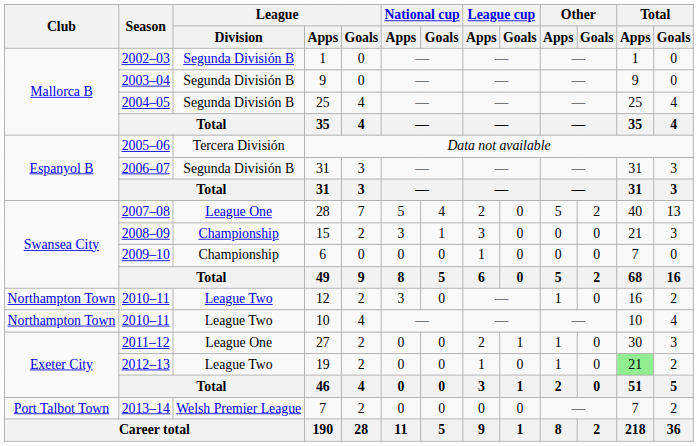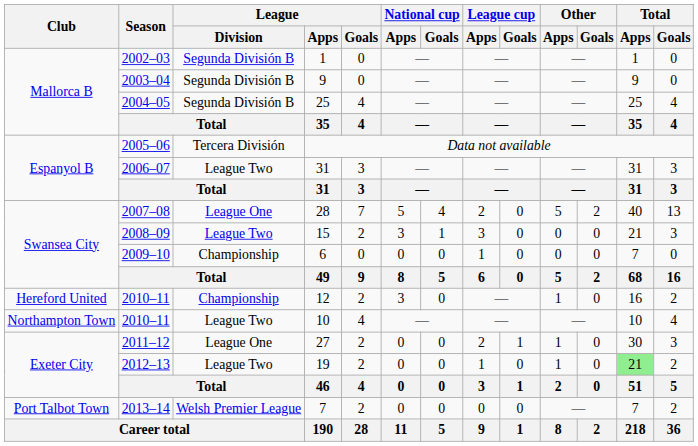(239, 168) Segunda División B -> (239, 168) League Two
(239, 233) Championship -> (239, 233) League Two
(61, 299) Northampton Town -> (61, 299) Hereford United
(239, 299) League Two -> (239, 299) Championship
